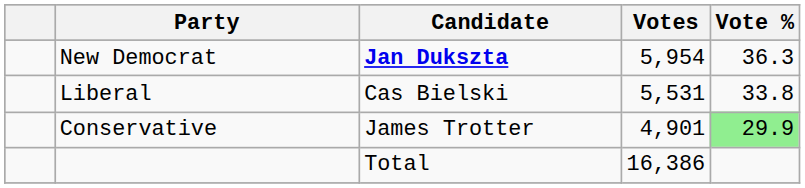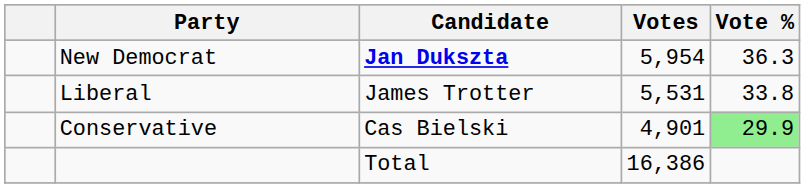(436, 94) Cas Bielski -> (449, 94) James Trotter
(449, 129) James Trotter -> (436, 129) Cas Bielski
